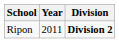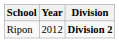(52, 29) 2011 -> (52, 29) 2012
